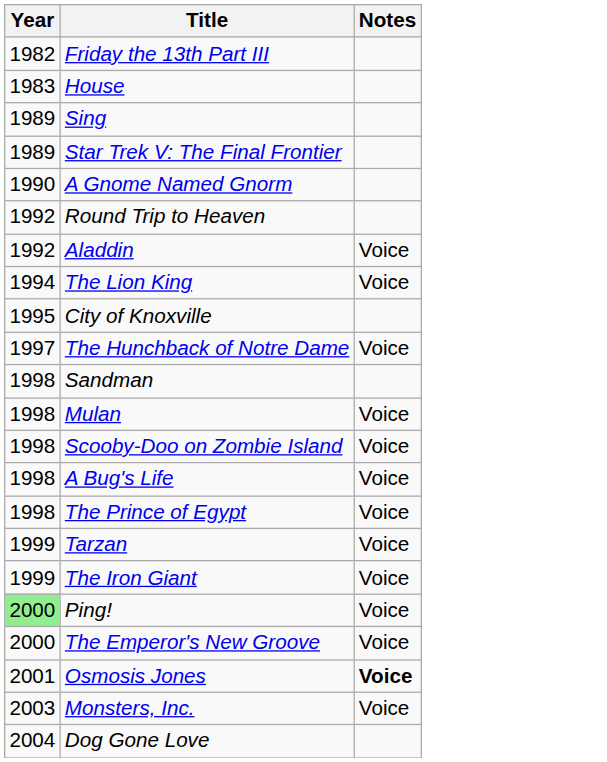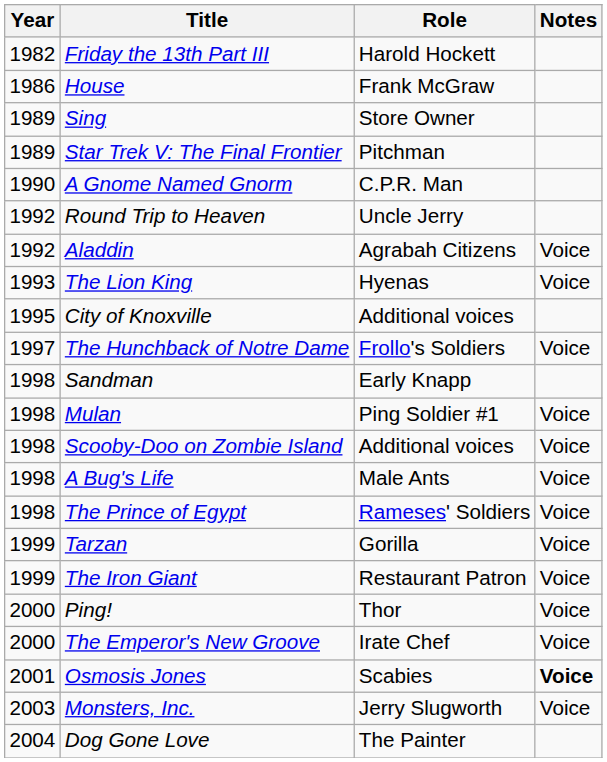+ column: (445, 20)
(32, 86) 1983 -> (32, 86) 1986
(32, 282) 1994 -> (32, 282) 1993
(32, 610) lightgreen background -> (32, 610) no background
